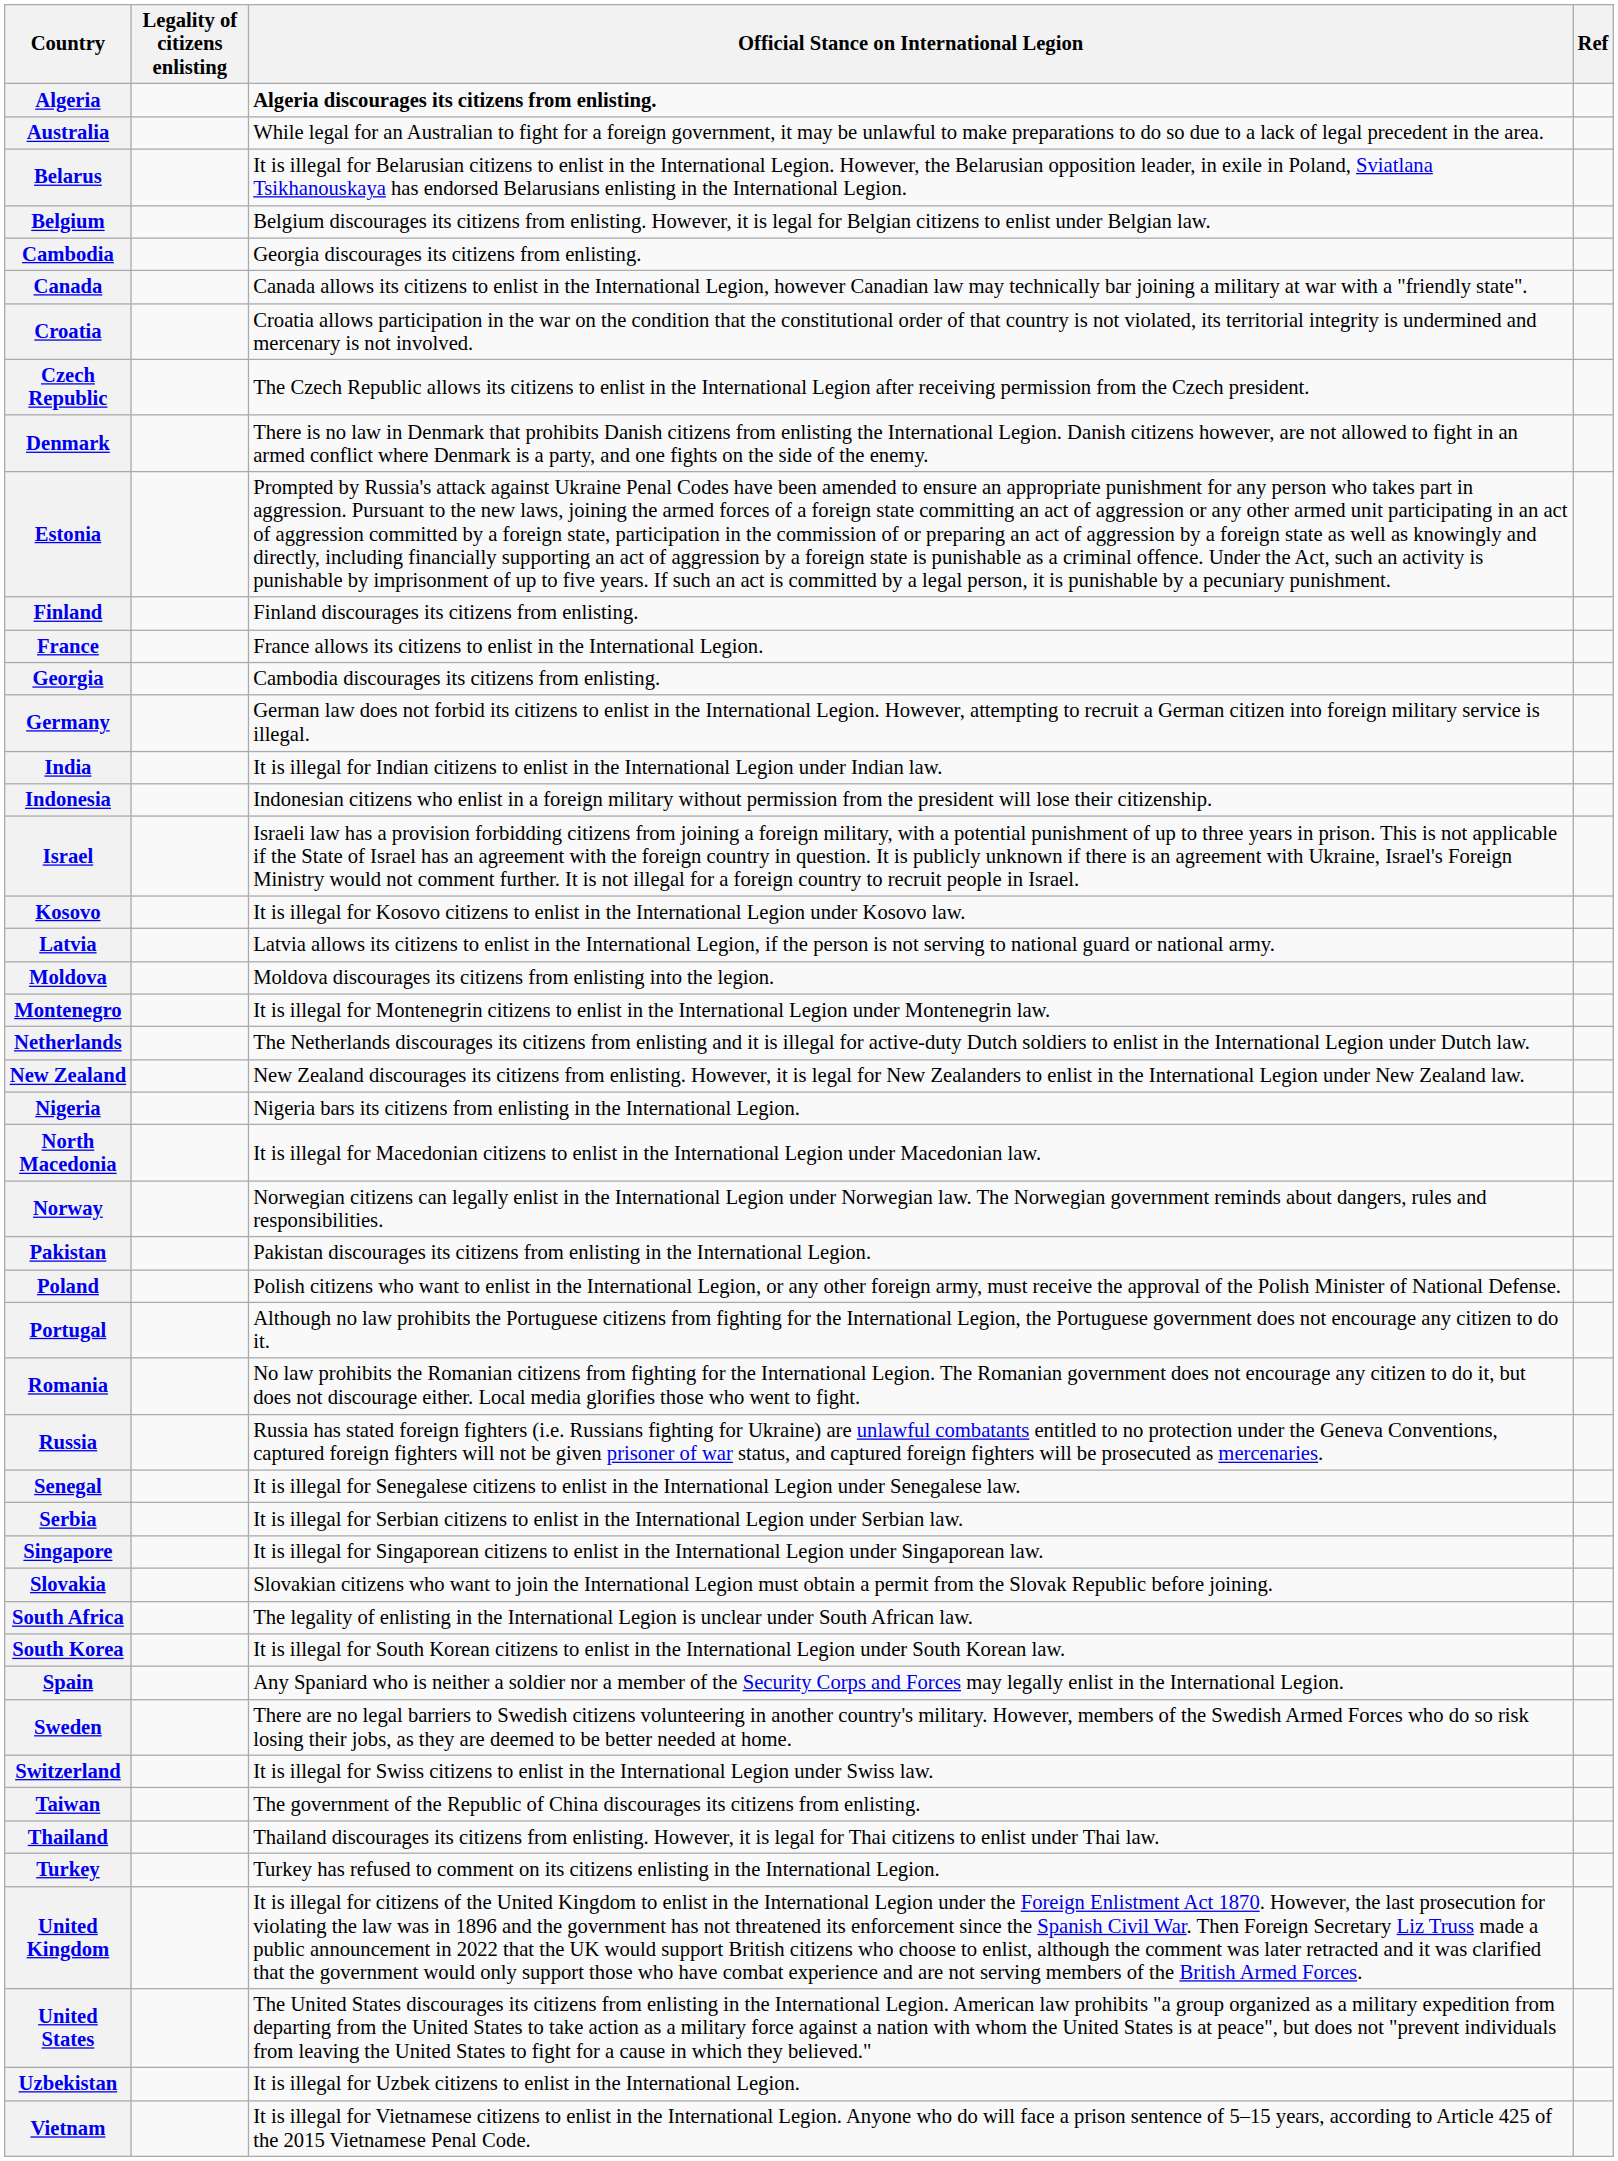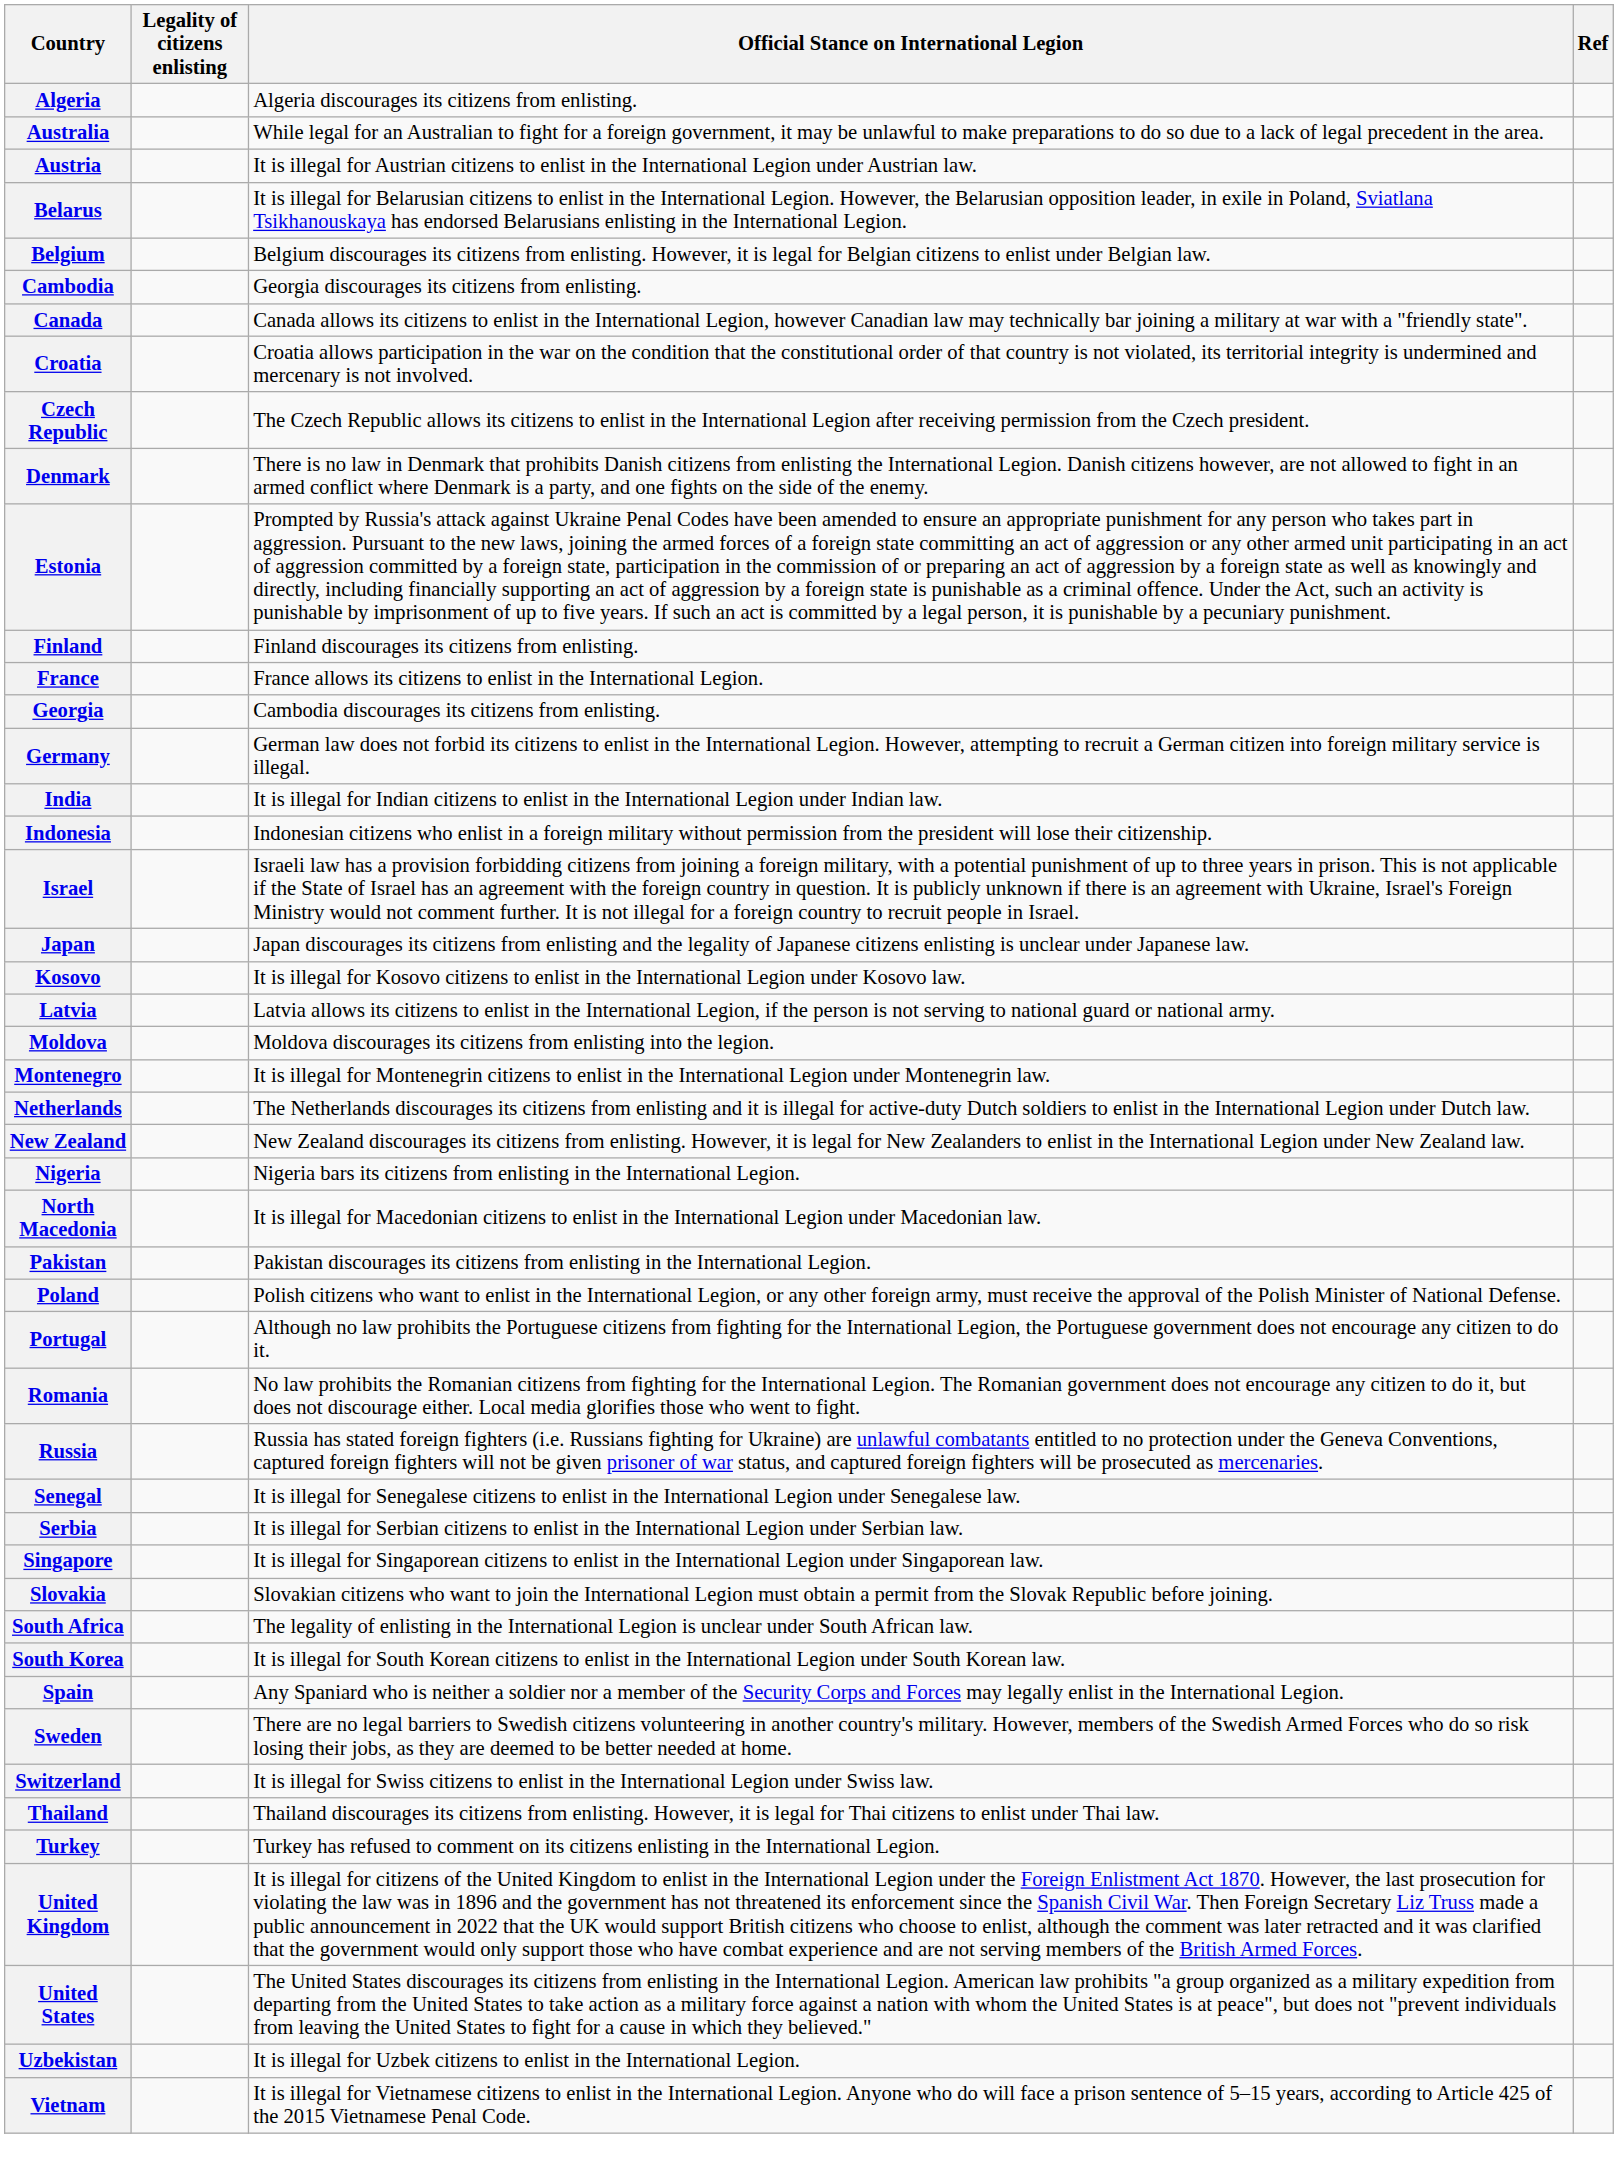(455, 100) bold -> (445, 100) normal
+ row: (68, 165)
+ row: (68, 944)
- row: (68, 1208)
- row: (68, 1804)
